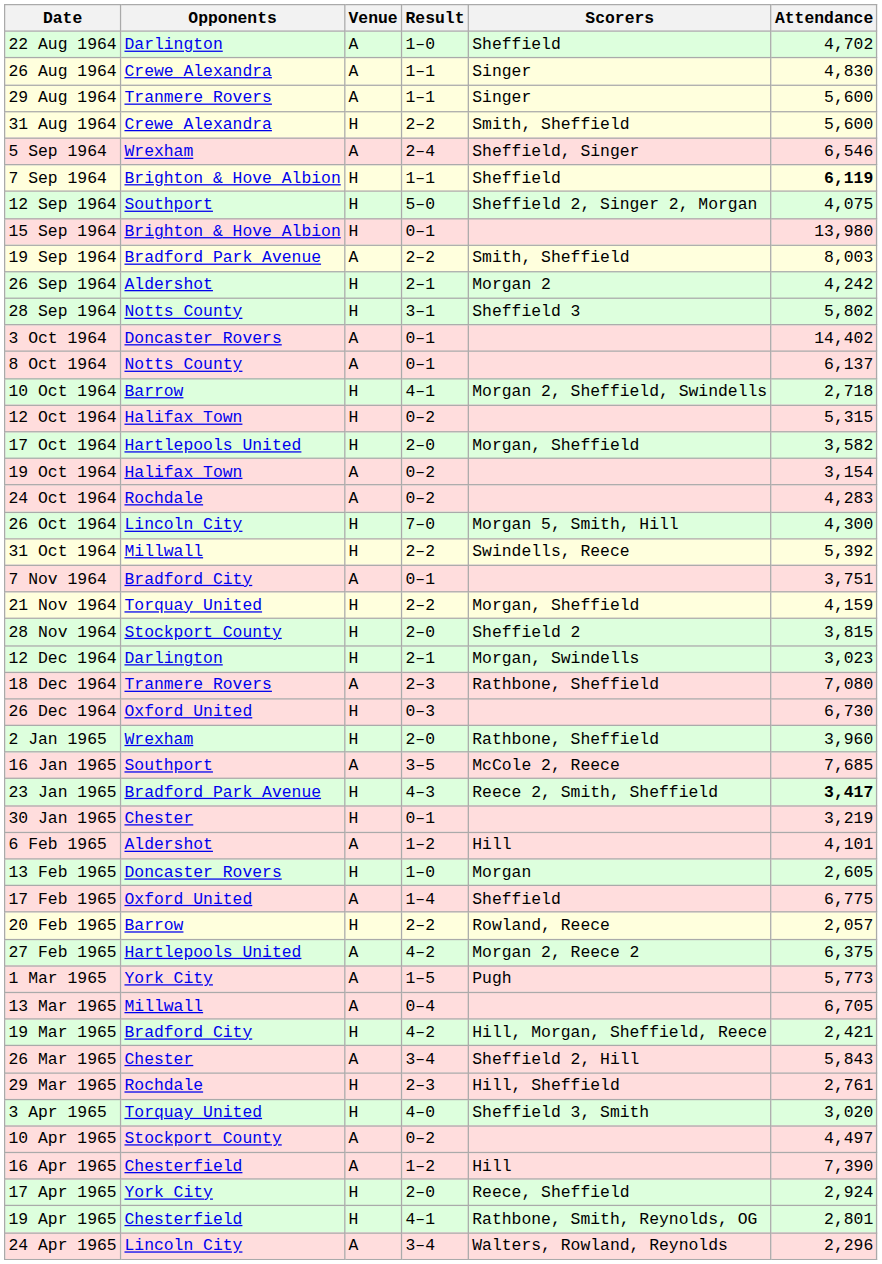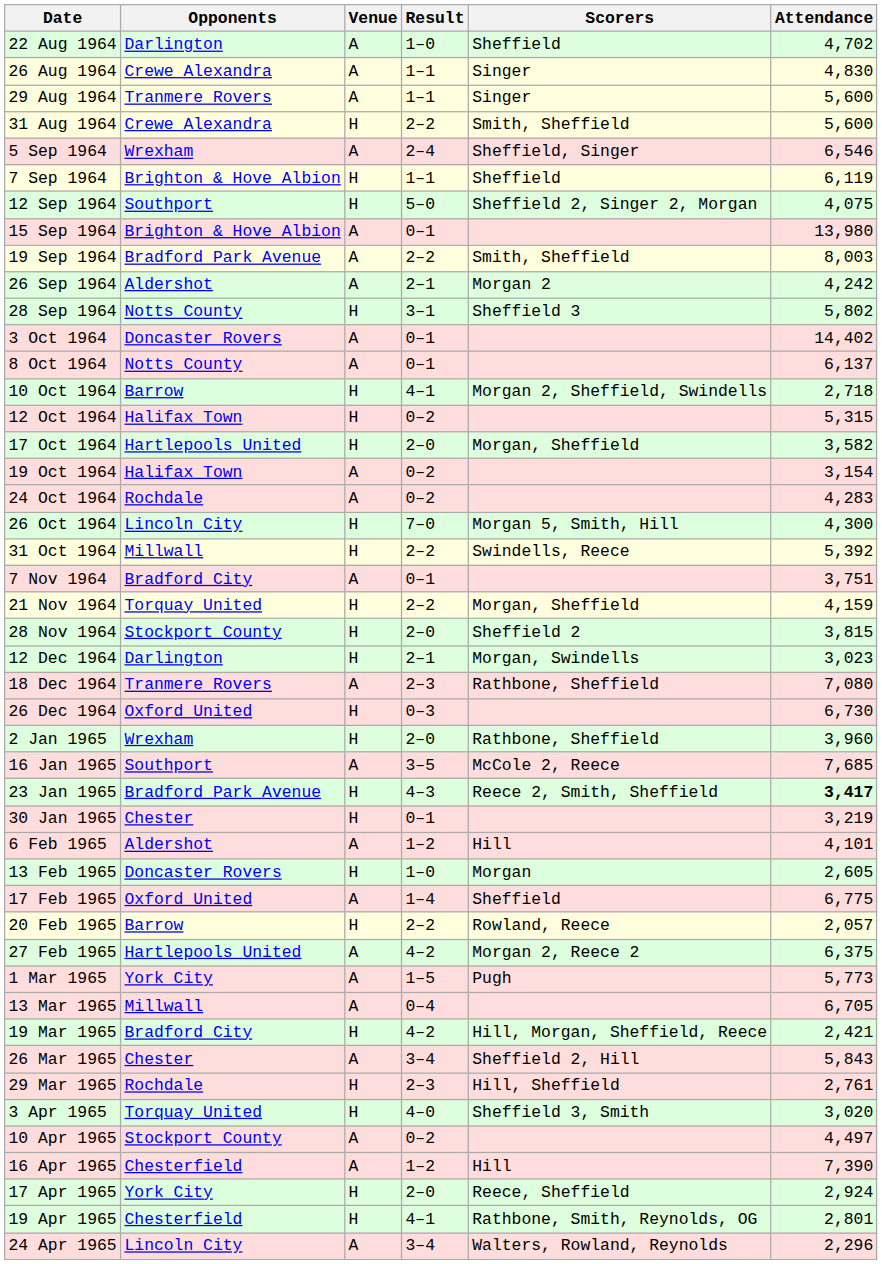(849, 178) bold -> (849, 178) normal
(353, 232) H -> (353, 232) A
(353, 285) H -> (353, 285) A
